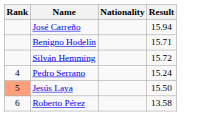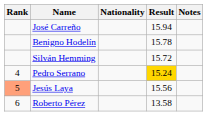+ column: (189, 12)
(161, 42) 15.71 -> (161, 42) 15.78
(161, 73) no background -> (161, 73) gold background
(161, 88) 15.50 -> (161, 88) 15.56
